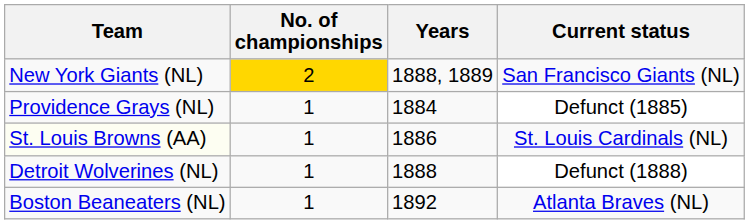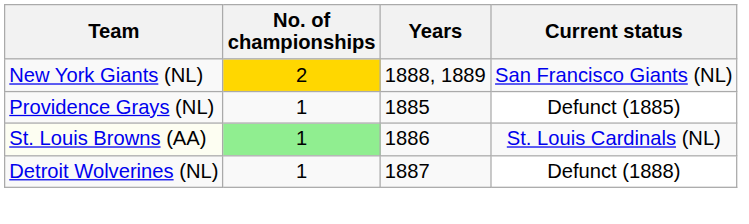(414, 107) 1884 -> (407, 107) 1885
(309, 139) no background -> (302, 139) lightgreen background
(414, 171) 1888 -> (407, 171) 1887
- row: (117, 203)
